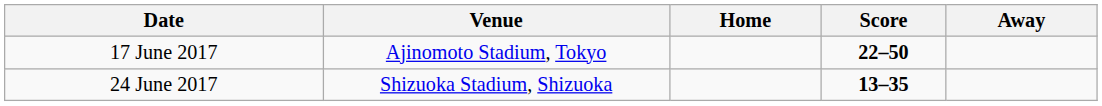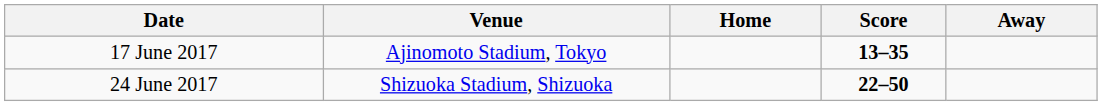(883, 52) 22–50 -> (883, 52) 13–35
(883, 84) 13–35 -> (883, 84) 22–50
